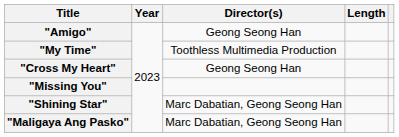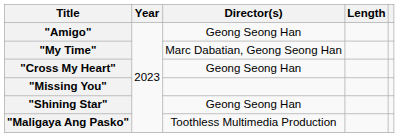(254, 50) Toothless Multimedia Production -> (254, 50) Marc Dabatian, Geong Seong Han
(254, 104) Marc Dabatian, Geong Seong Han -> (254, 104) Geong Seong Han
(254, 123) Marc Dabatian, Geong Seong Han -> (254, 123) Toothless Multimedia Production
